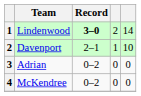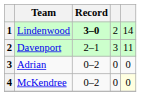(115, 48) 1 -> (115, 48) 3
(128, 48) 10 -> (128, 48) 11
(128, 82) no background -> (128, 82) lightyellow background
